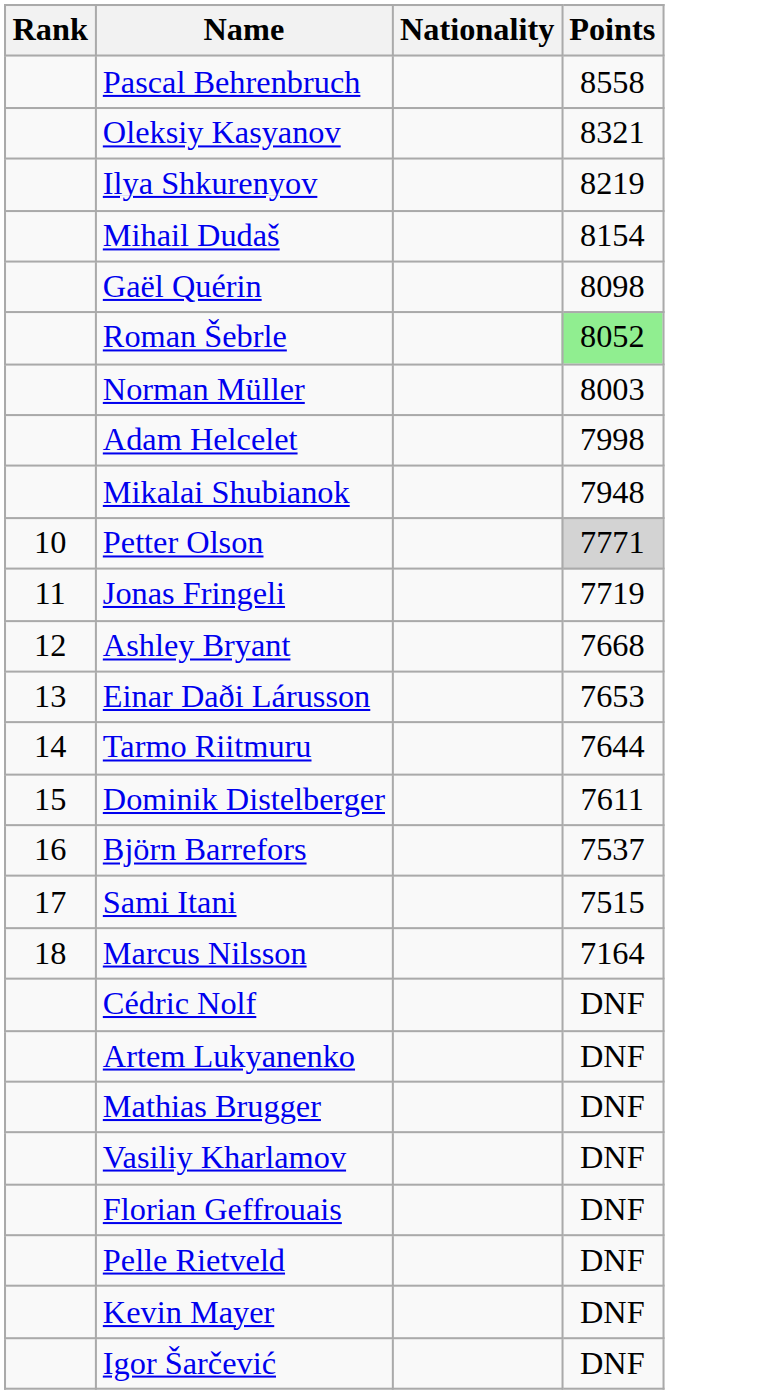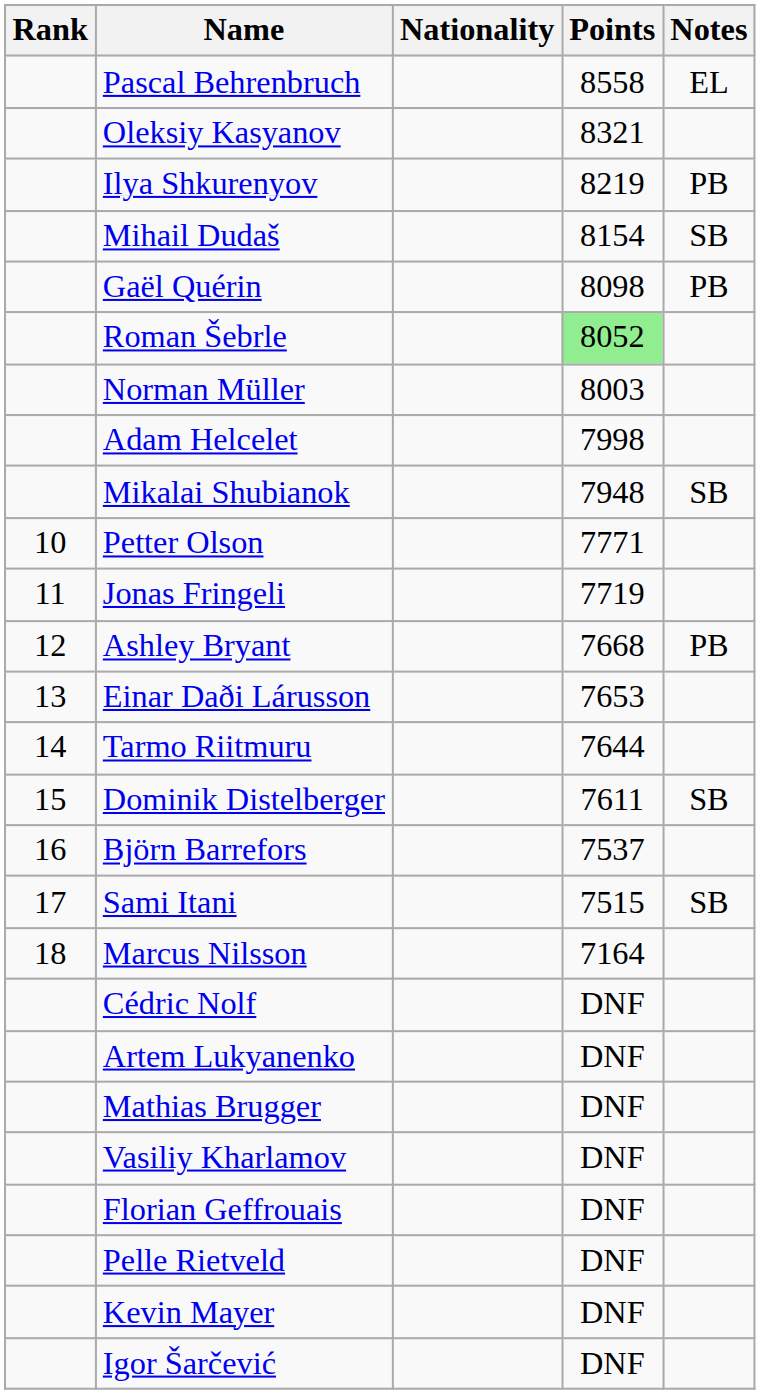+ column: (709, 30)
(612, 542) lightgrey background -> (612, 542) no background
